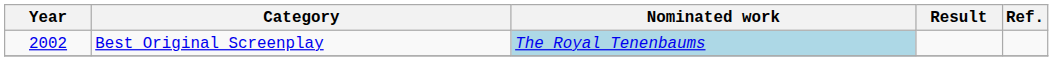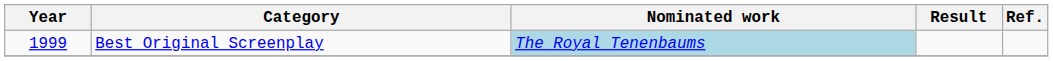(48, 43) 2002 -> (48, 43) 1999
